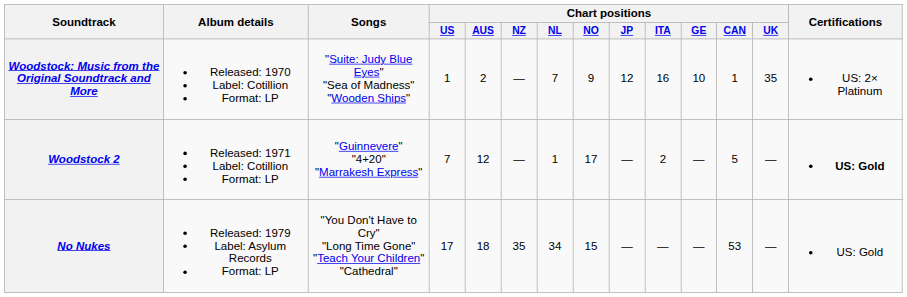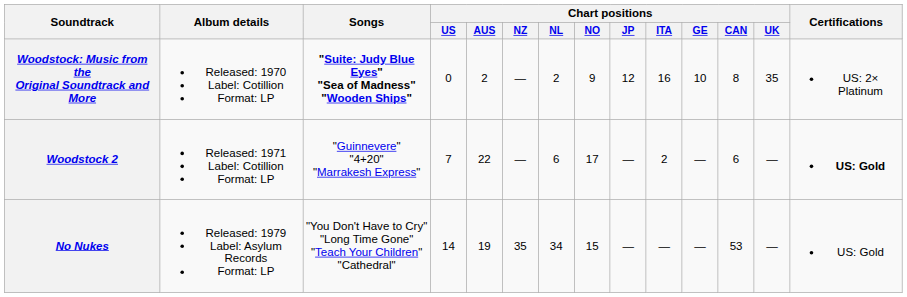(369, 79) normal -> (367, 79) bold
(447, 79) 1 -> (448, 79) 0
(555, 79) 7 -> (556, 79) 2
(735, 79) 1 -> (736, 79) 8
(483, 159) 12 -> (484, 159) 22
(555, 159) 1 -> (556, 159) 6
(735, 159) 5 -> (736, 159) 6
(447, 246) 17 -> (448, 246) 14
(483, 246) 18 -> (484, 246) 19
